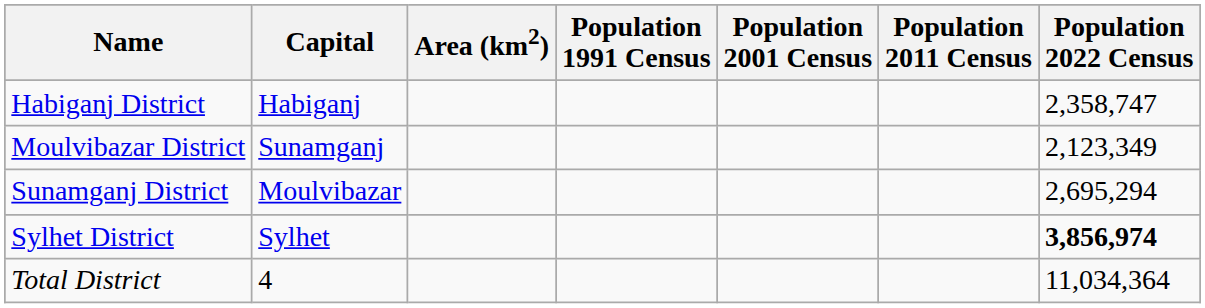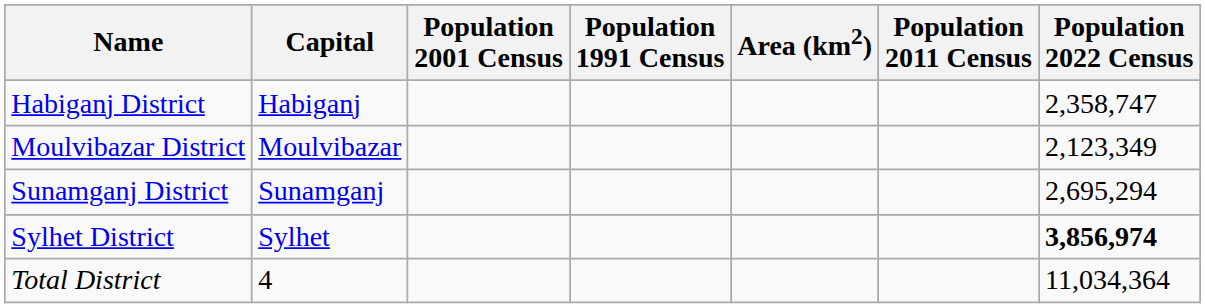columns swapped: (482, 42) <-> (798, 42)
(321, 147) Sunamganj -> (330, 147) Moulvibazar
(330, 191) Moulvibazar -> (321, 191) Sunamganj
